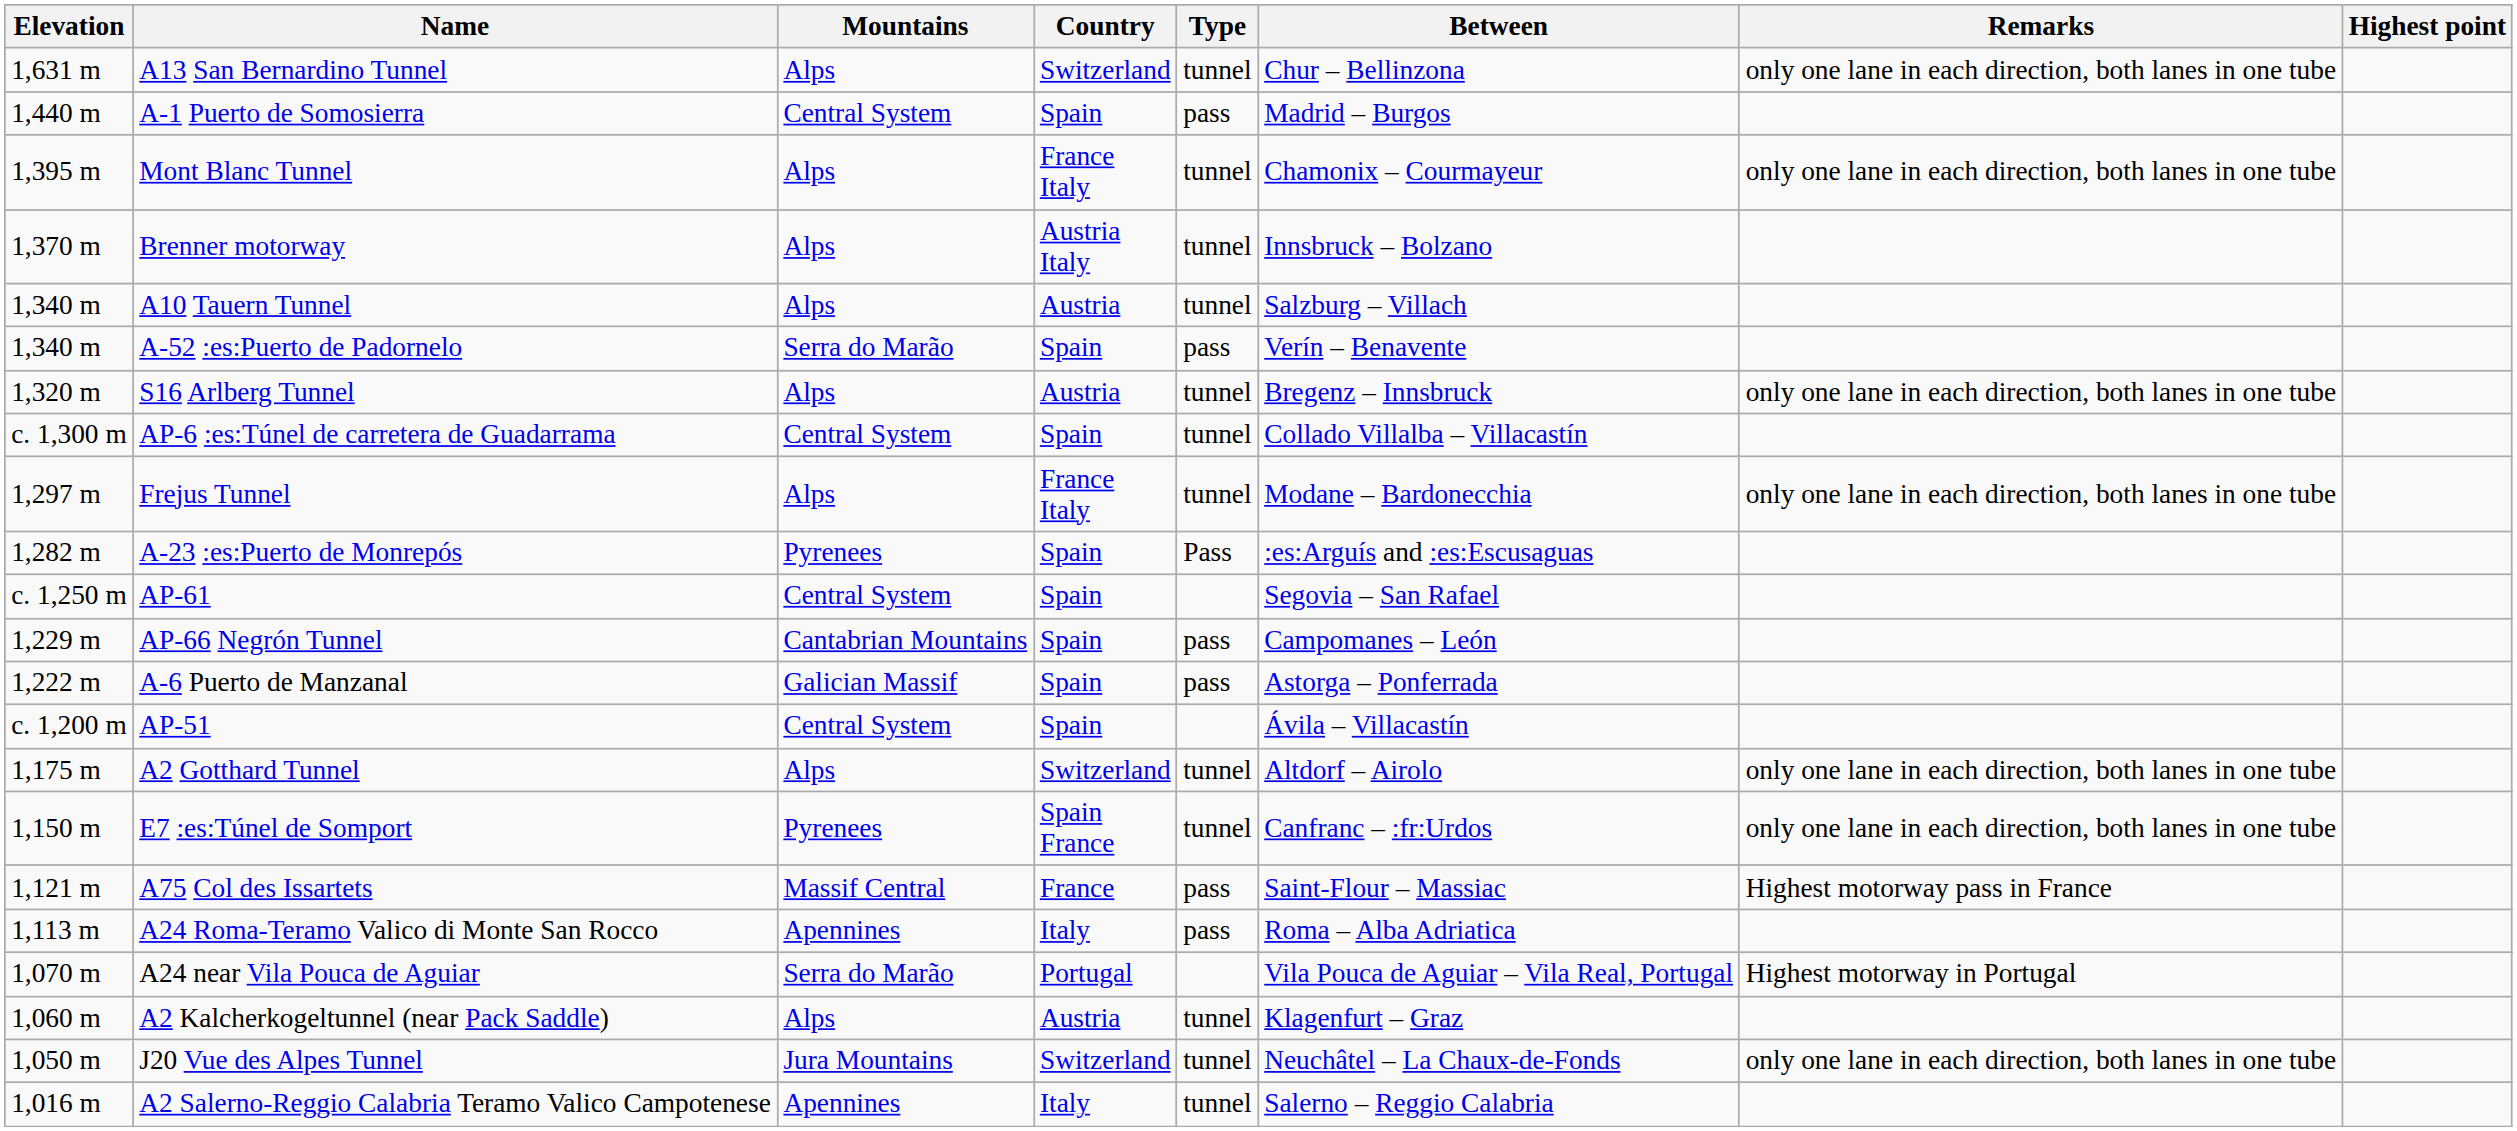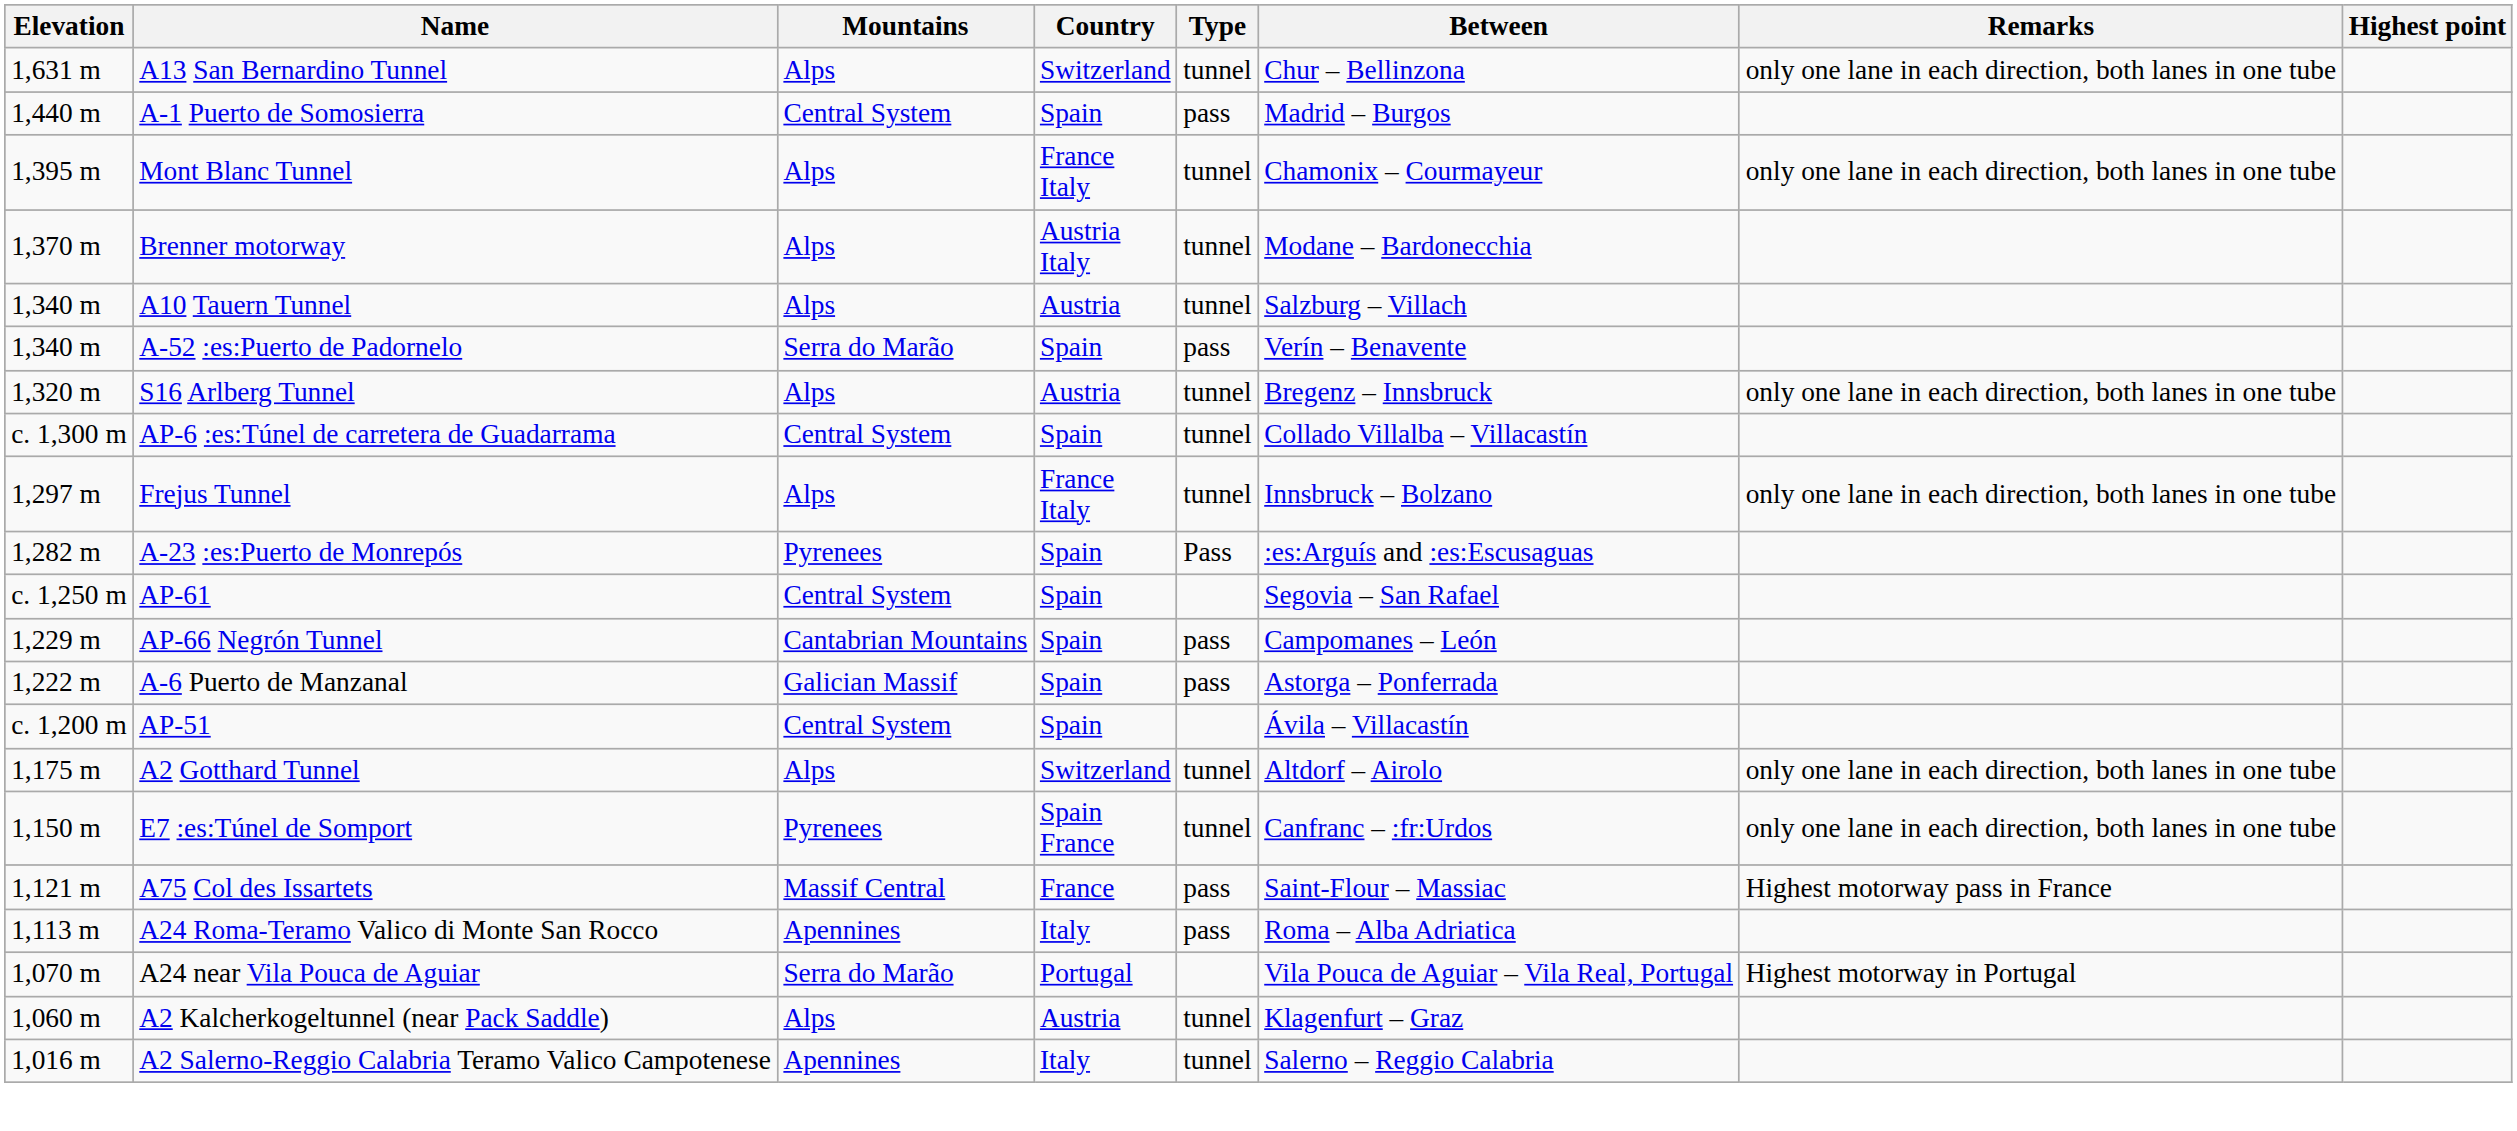(1378, 245) Innsbruck – Bolzano -> (1398, 245) Modane – Bardonecchia
(1398, 493) Modane – Bardonecchia -> (1378, 493) Innsbruck – Bolzano
- row: (281, 1060)
